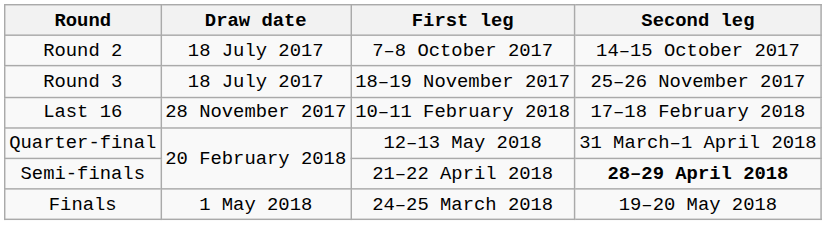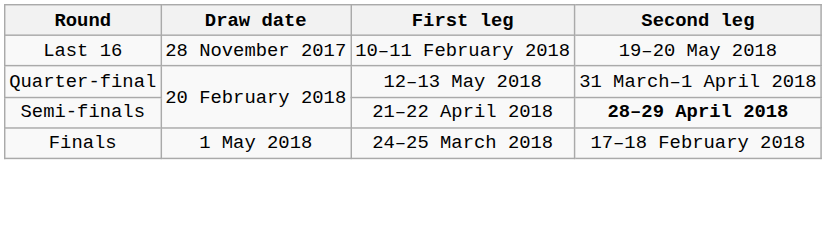- row: (83, 51)
- row: (83, 82)
(698, 112) 17–18 February 2018 -> (698, 51) 19–20 May 2018
(698, 204) 19–20 May 2018 -> (698, 143) 17–18 February 2018
